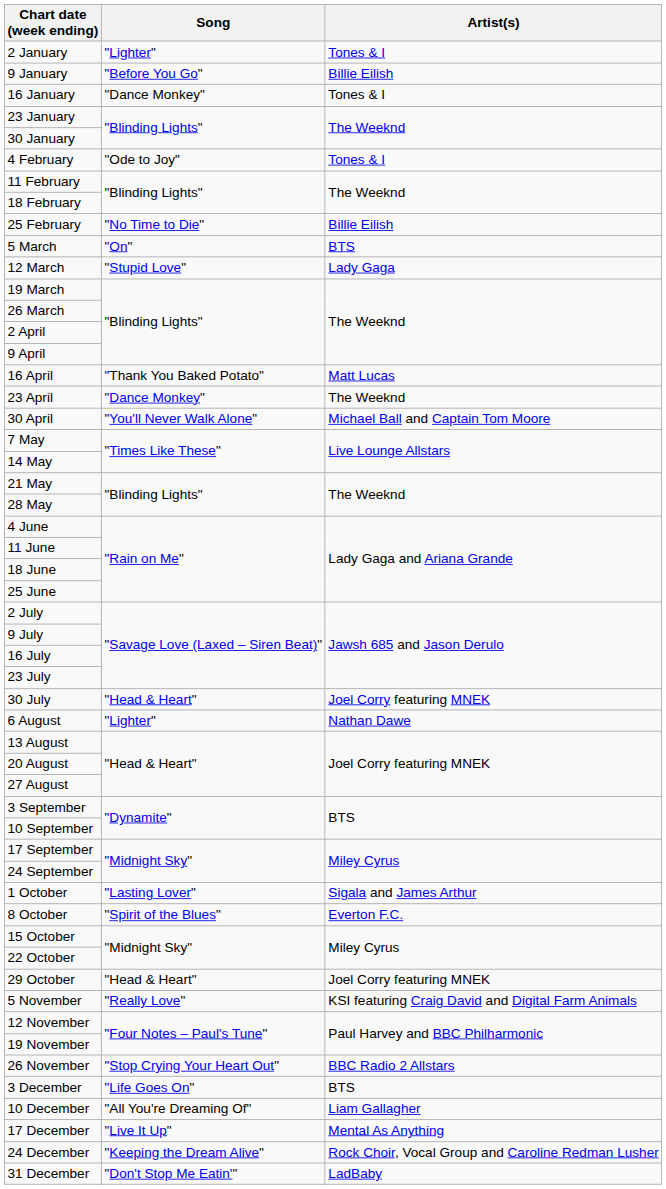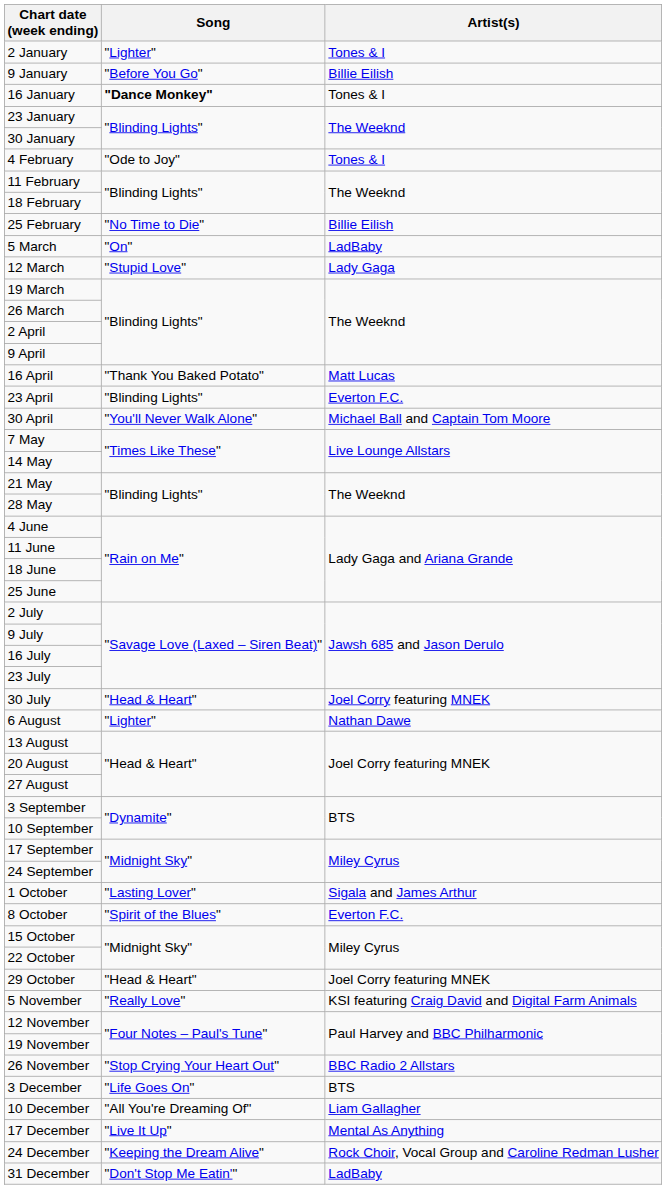(155, 95) normal -> (159, 95) bold
(342, 246) BTS -> (355, 246) LadBaby
(155, 397) "Dance Monkey" -> (154, 397) "Blinding Lights"
(367, 397) The Weeknd -> (366, 397) Everton F.C.
